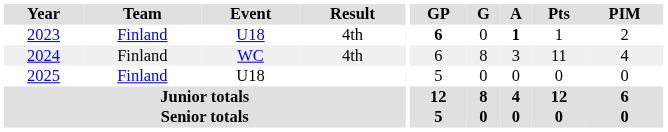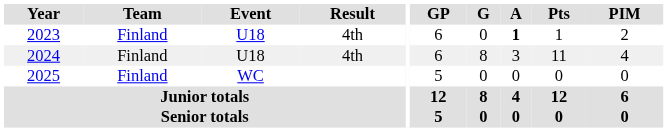(438, 34) bold -> (438, 34) normal
(251, 55) WC -> (251, 55) U18
(251, 76) U18 -> (251, 76) WC
